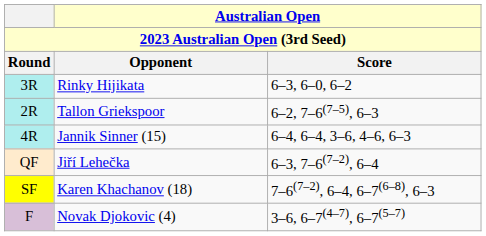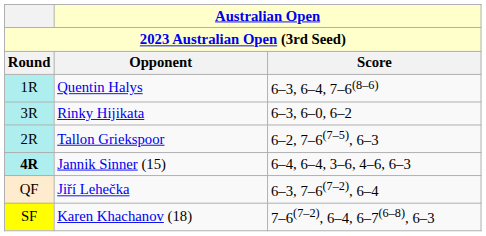+ row: (100, 88)
(29, 136) normal -> (29, 164) bold
- row: (116, 216)
